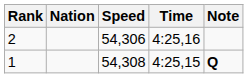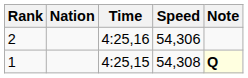columns swapped: (176, 16) <-> (123, 16)
(213, 62) no background -> (213, 62) lightyellow background
